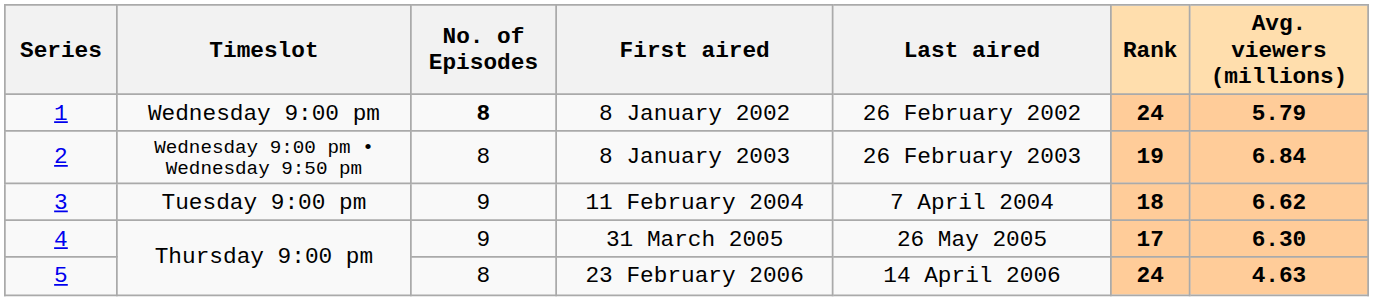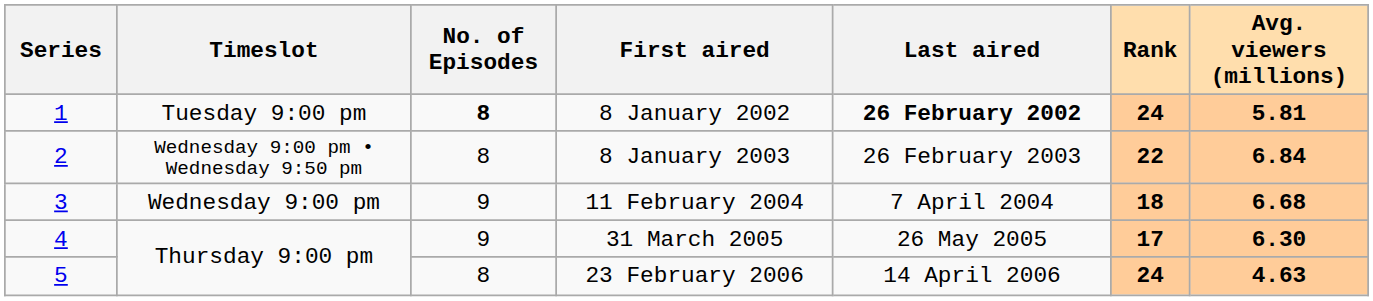(264, 113) Wednesday 9:00 pm -> (264, 113) Tuesday 9:00 pm
(972, 113) normal -> (972, 113) bold
(1279, 113) 5.79 -> (1279, 113) 5.81
(1150, 157) 19 -> (1150, 157) 22
(264, 202) Tuesday 9:00 pm -> (264, 202) Wednesday 9:00 pm
(1279, 202) 6.62 -> (1279, 202) 6.68
